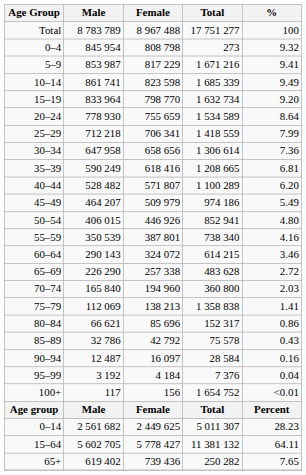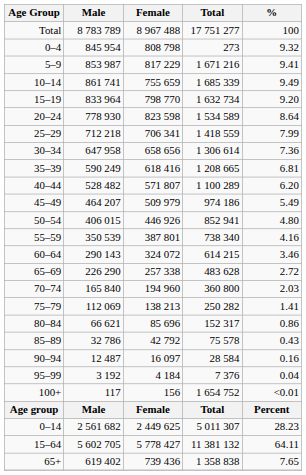(162, 82) 823 598 -> (162, 82) 755 659
(162, 116) 755 659 -> (162, 116) 823 598
(218, 306) 1 358 838 -> (222, 306) 250 282
(222, 461) 250 282 -> (218, 461) 1 358 838
